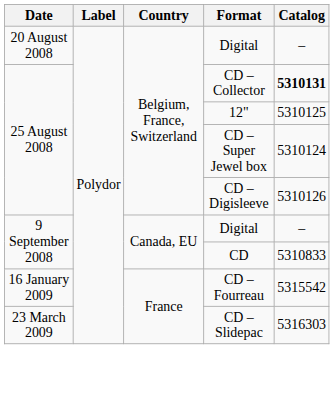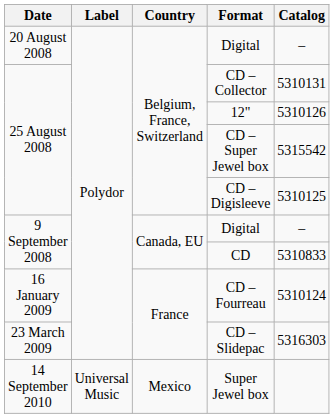(302, 83) bold -> (302, 83) normal
(302, 113) 5310125 -> (302, 113) 5310126
(302, 150) 5310124 -> (302, 150) 5315542
(302, 196) 5310126 -> (302, 196) 5310125
(302, 287) 5315542 -> (302, 295) 5310124
+ row: (38, 386)
